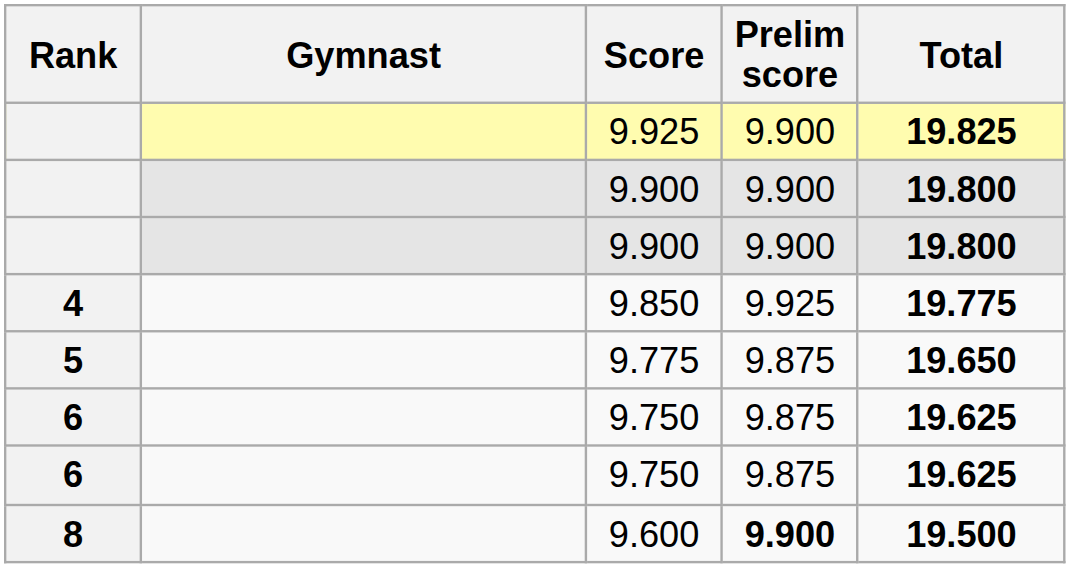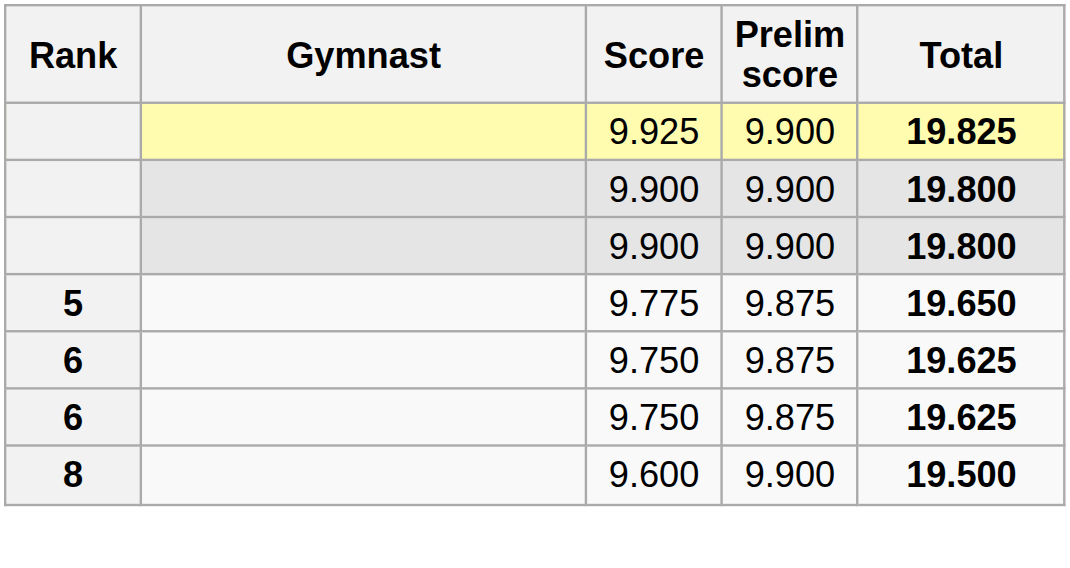- row: (73, 304)
(790, 533) bold -> (790, 475) normal
